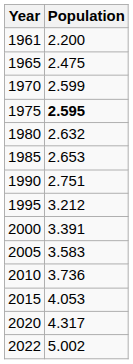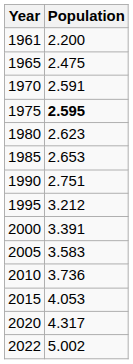(66, 87) 2.599 -> (66, 87) 2.591
(66, 134) 2.632 -> (66, 134) 2.623
